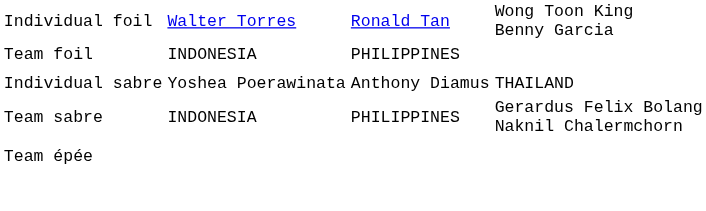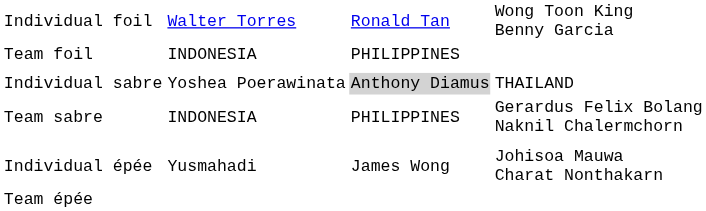(420, 84) no background -> (420, 84) lightgrey background
+ row: (78, 166)
